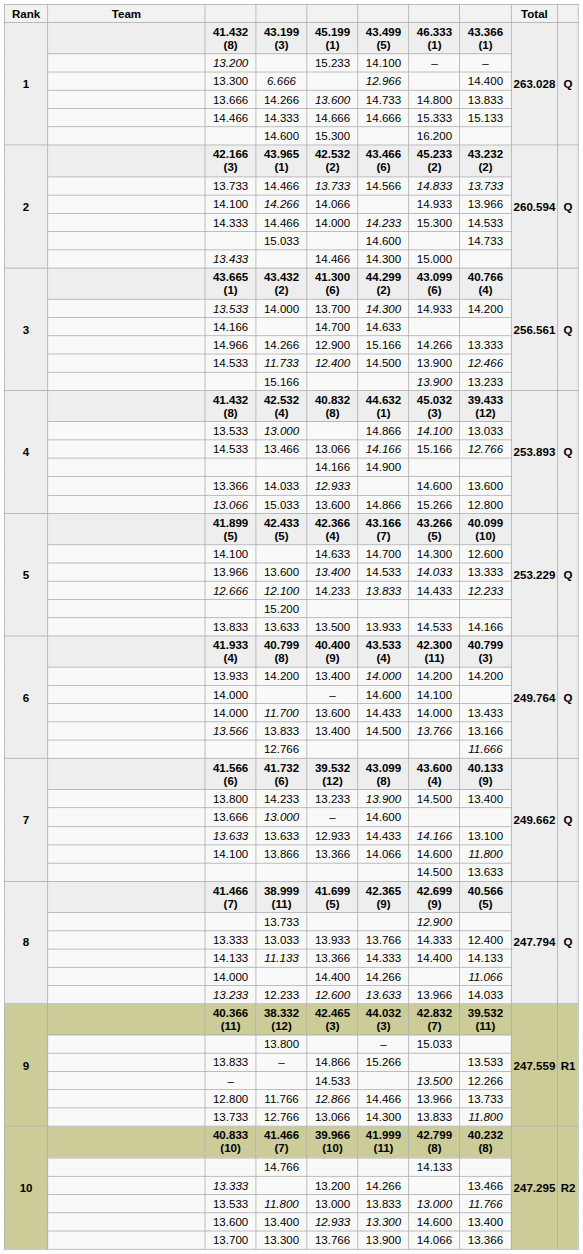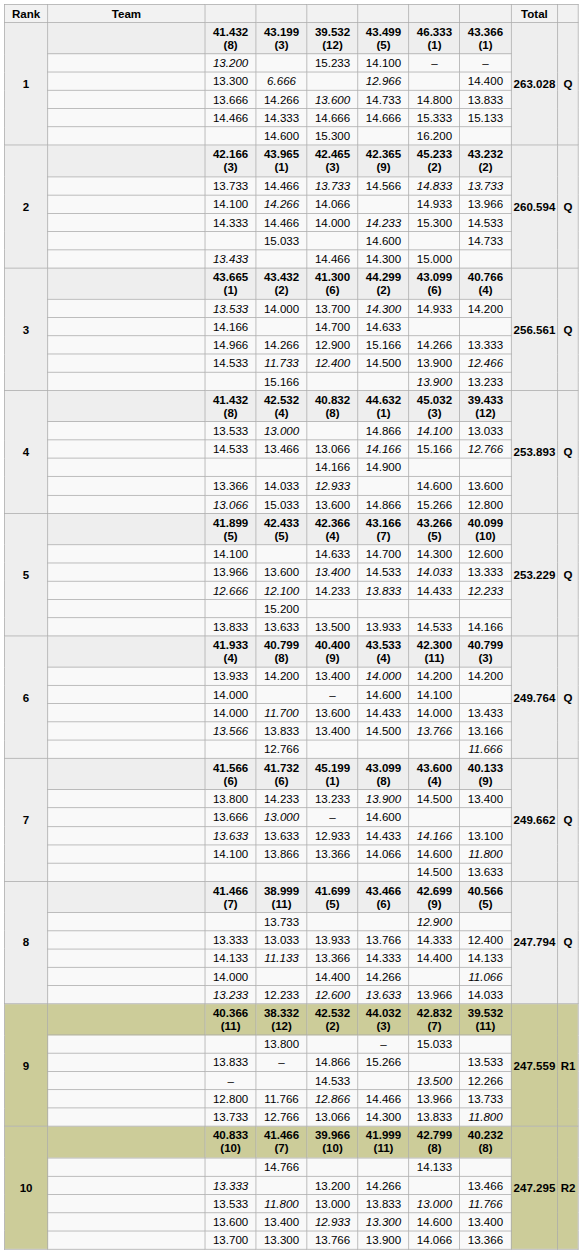(333, 38) 45.199 (1) -> (333, 38) 39.532 (12)
(333, 161) 42.532 (2) -> (333, 161) 42.465 (3)
(383, 161) 43.466 (6) -> (383, 161) 42.365 (9)
(333, 774) 39.532 (12) -> (333, 774) 45.199 (1)
(383, 897) 42.365 (9) -> (383, 897) 43.466 (6)
(333, 1020) 42.465 (3) -> (333, 1020) 42.532 (2)
